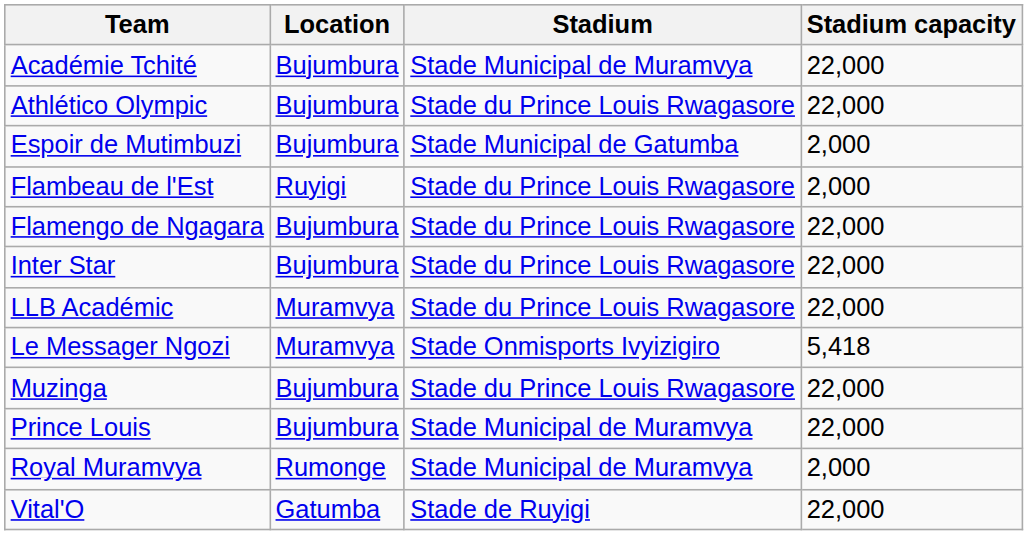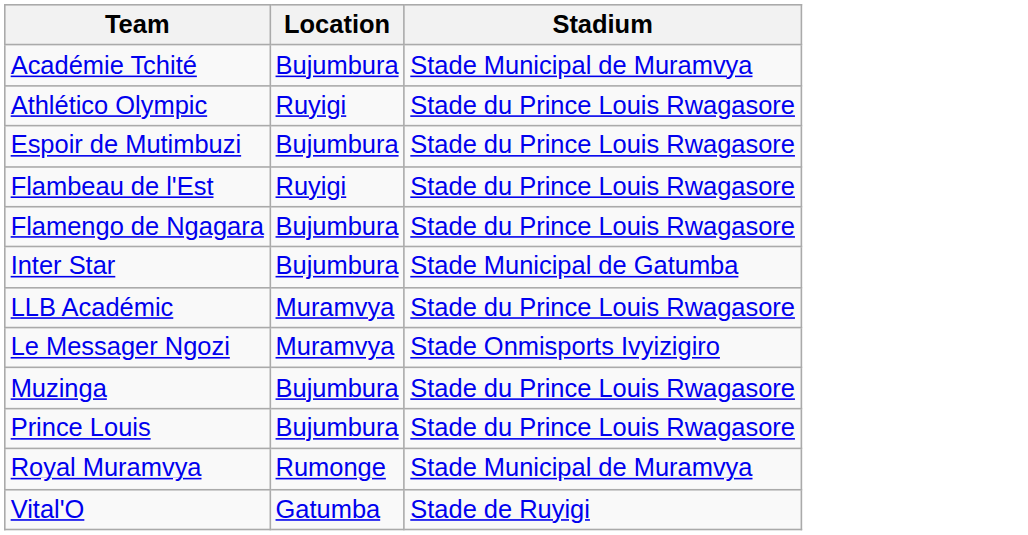- column: (911, 24)
(337, 105) Bujumbura -> (311, 105) Ruyigi
(574, 145) Stade Municipal de Gatumba -> (603, 145) Stade du Prince Louis Rwagasore
(603, 266) Stade du Prince Louis Rwagasore -> (574, 266) Stade Municipal de Gatumba
(581, 428) Stade Municipal de Muramvya -> (603, 428) Stade du Prince Louis Rwagasore
